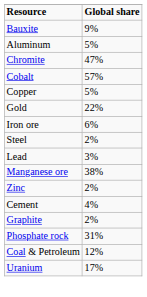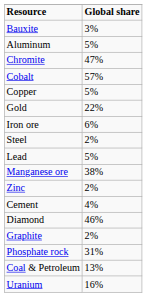(91, 28) 9% -> (91, 28) 3%
(91, 156) 3% -> (91, 156) 5%
+ row: (25, 220)
(94, 252) 12% -> (94, 268) 13%
(94, 268) 17% -> (94, 284) 16%
